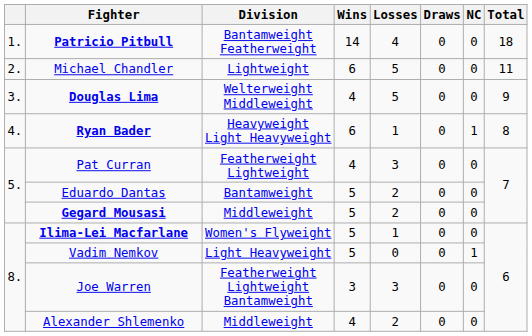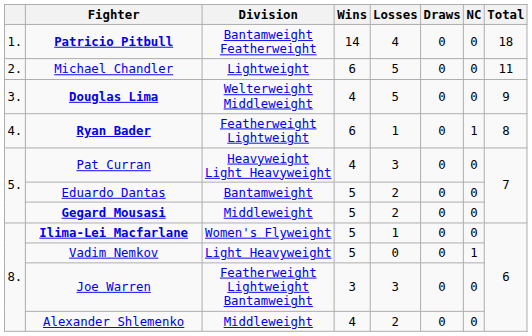(268, 131) Heavyweight Light Heavyweight -> (268, 131) Featherweight Lightweight
(268, 165) Featherweight Lightweight -> (268, 165) Heavyweight Light Heavyweight
